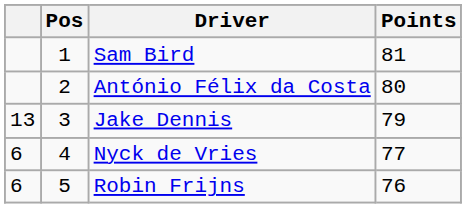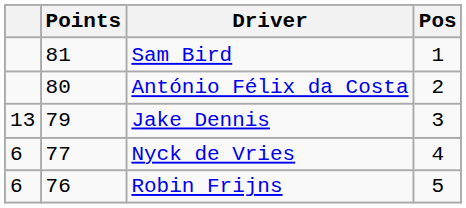columns swapped: (64, 22) <-> (419, 22)
